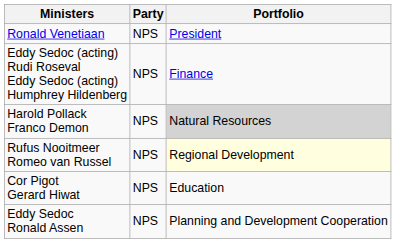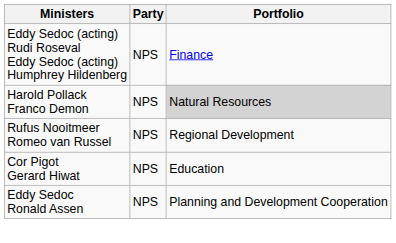- row: (56, 33)
(232, 154) lightyellow background -> (232, 135) no background
